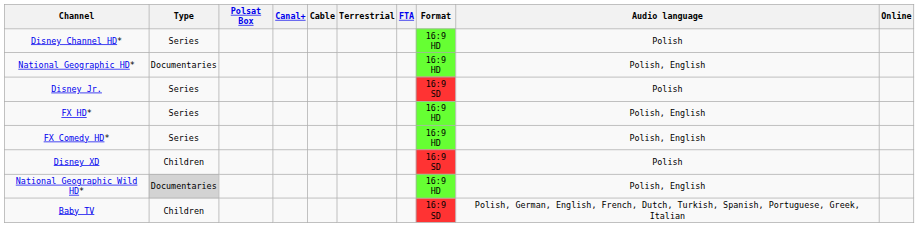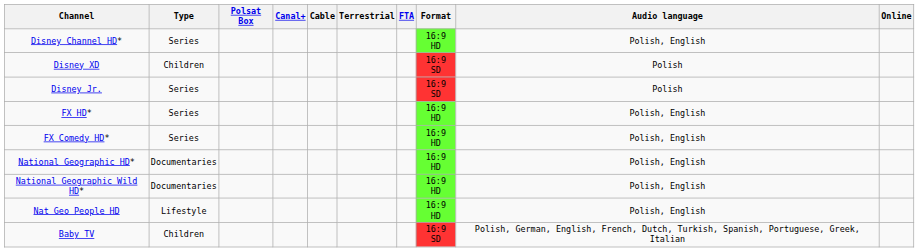(667, 40) Polish -> (667, 40) Polish, English
rows swapped: (77, 162) <-> (77, 65)
(184, 186) lightgrey background -> (184, 186) no background
+ row: (77, 210)
